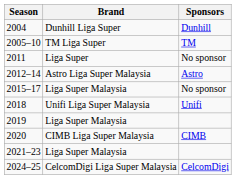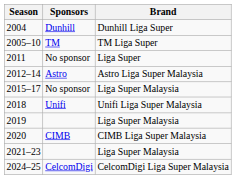columns swapped: (205, 12) <-> (111, 12)
